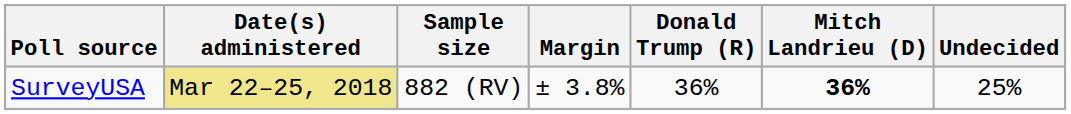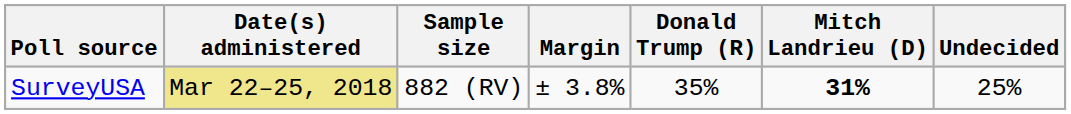(696, 87) 36% -> (696, 87) 35%
(848, 87) 36% -> (848, 87) 31%
